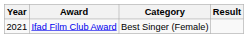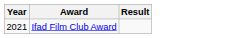- column: (165, 12)
